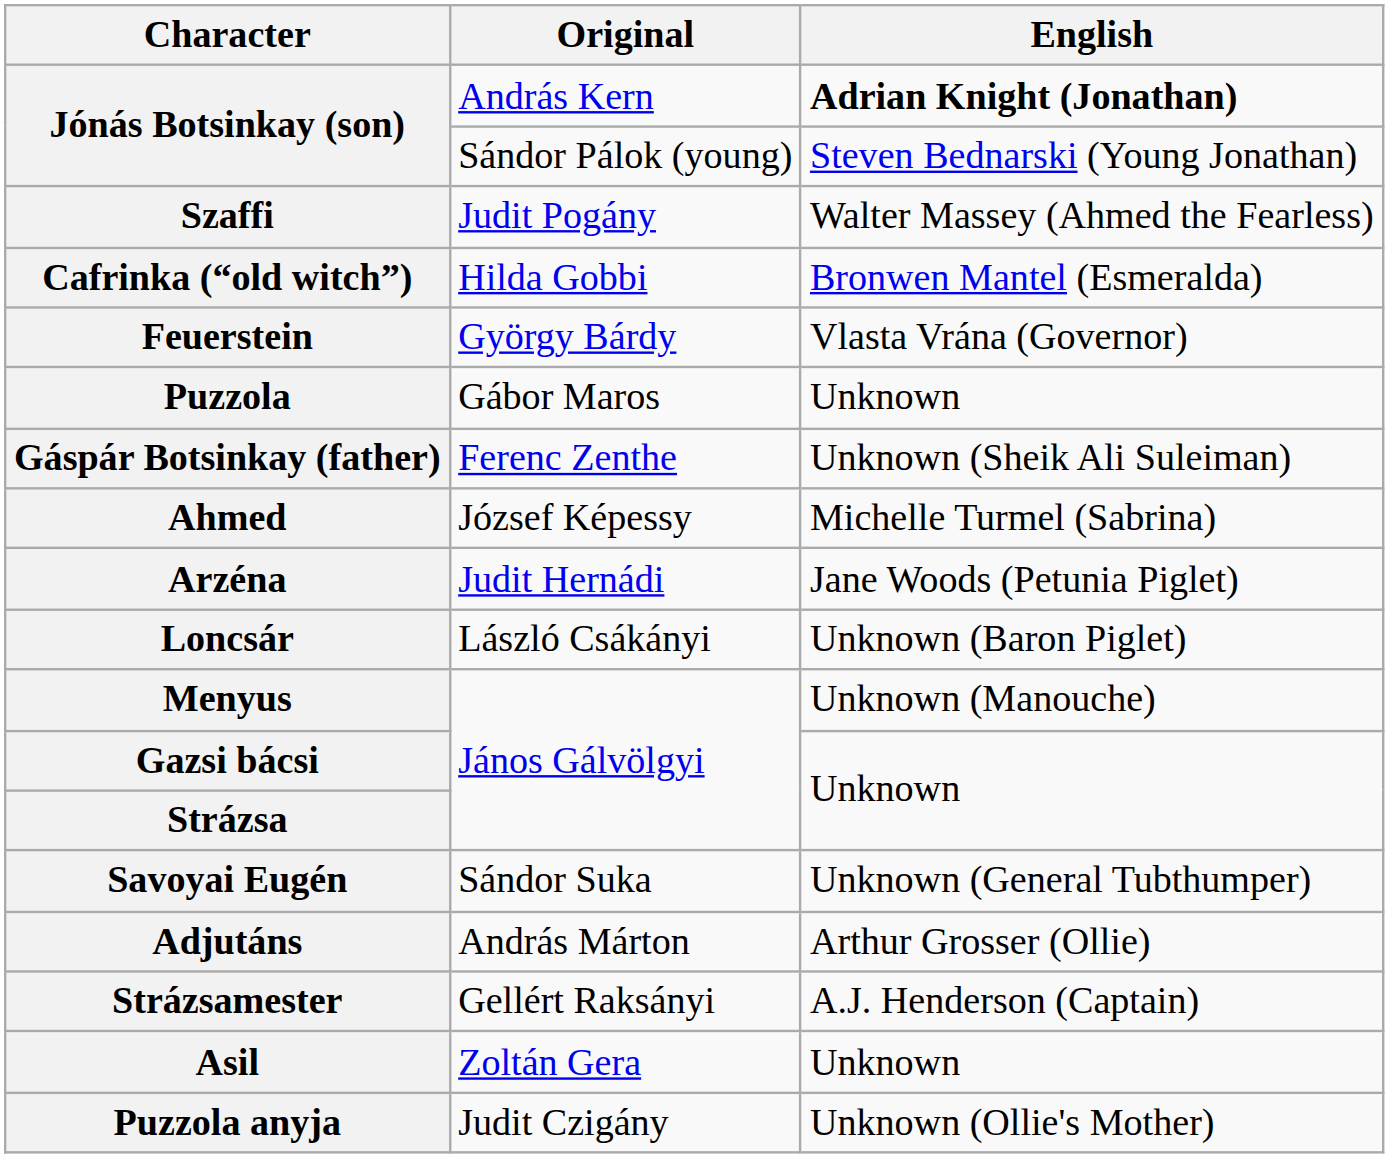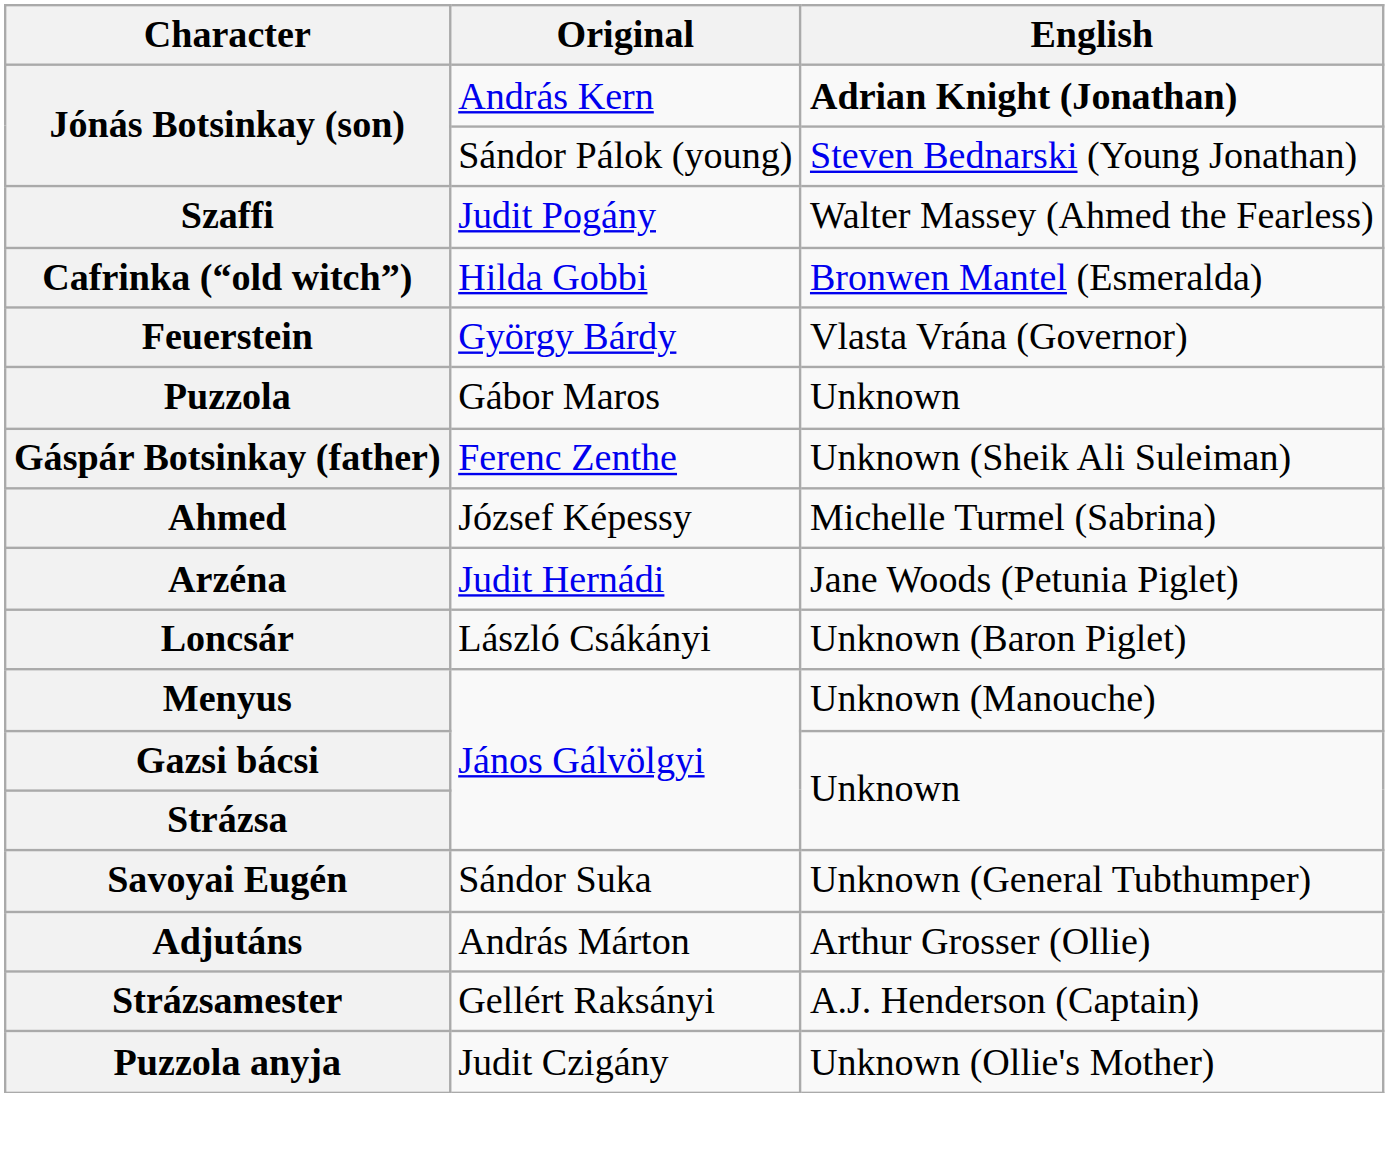- row: (227, 1061)
